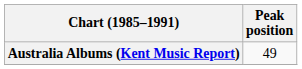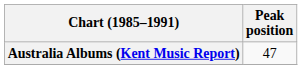(270, 53) 49 -> (270, 53) 47
